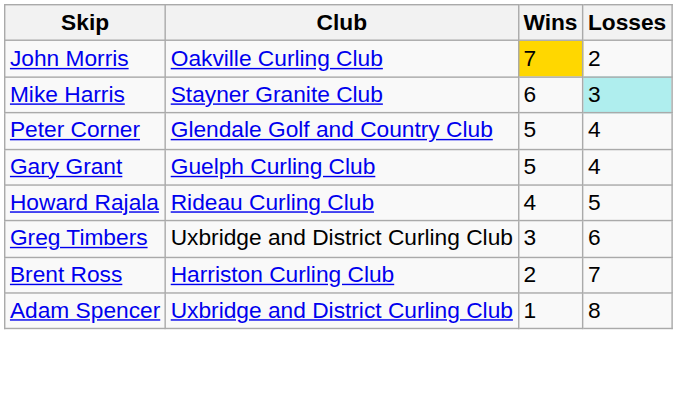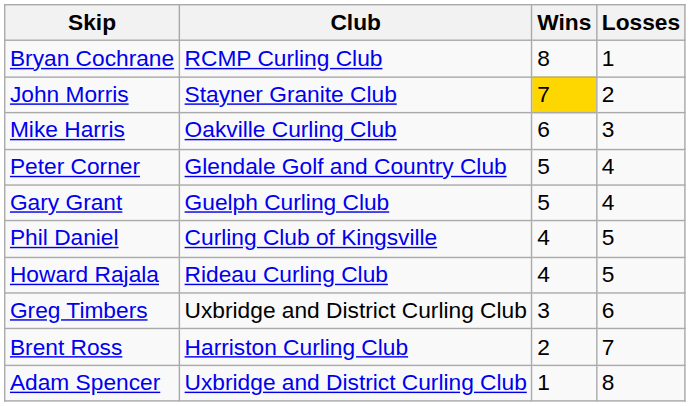+ row: (92, 58)
(277, 58) Oakville Curling Club -> (291, 94) Stayner Granite Club
(277, 94) Stayner Granite Club -> (291, 130) Oakville Curling Club
(594, 94) paleturquoise background -> (608, 130) no background
+ row: (64, 238)
